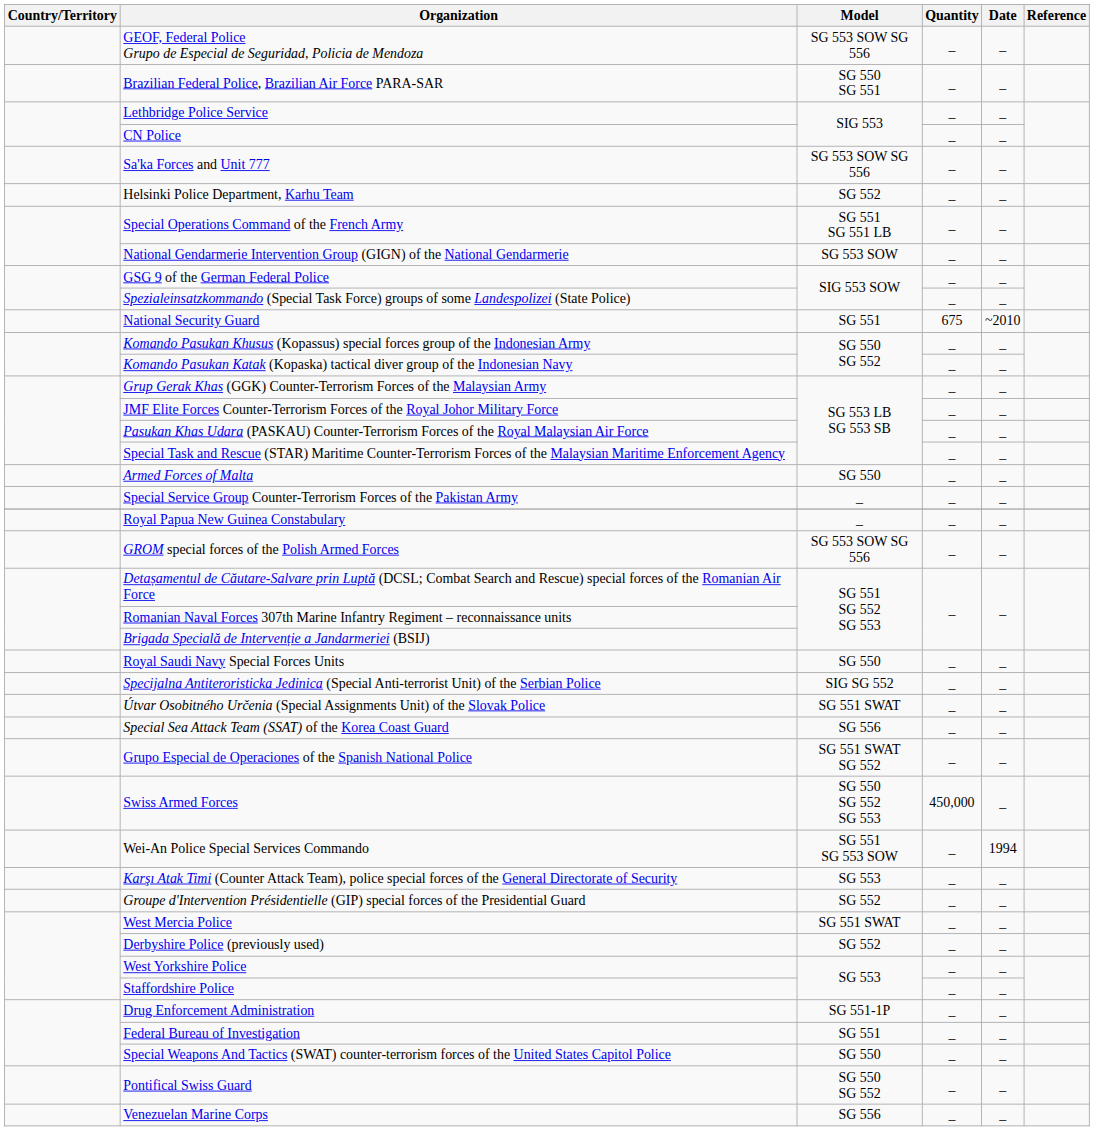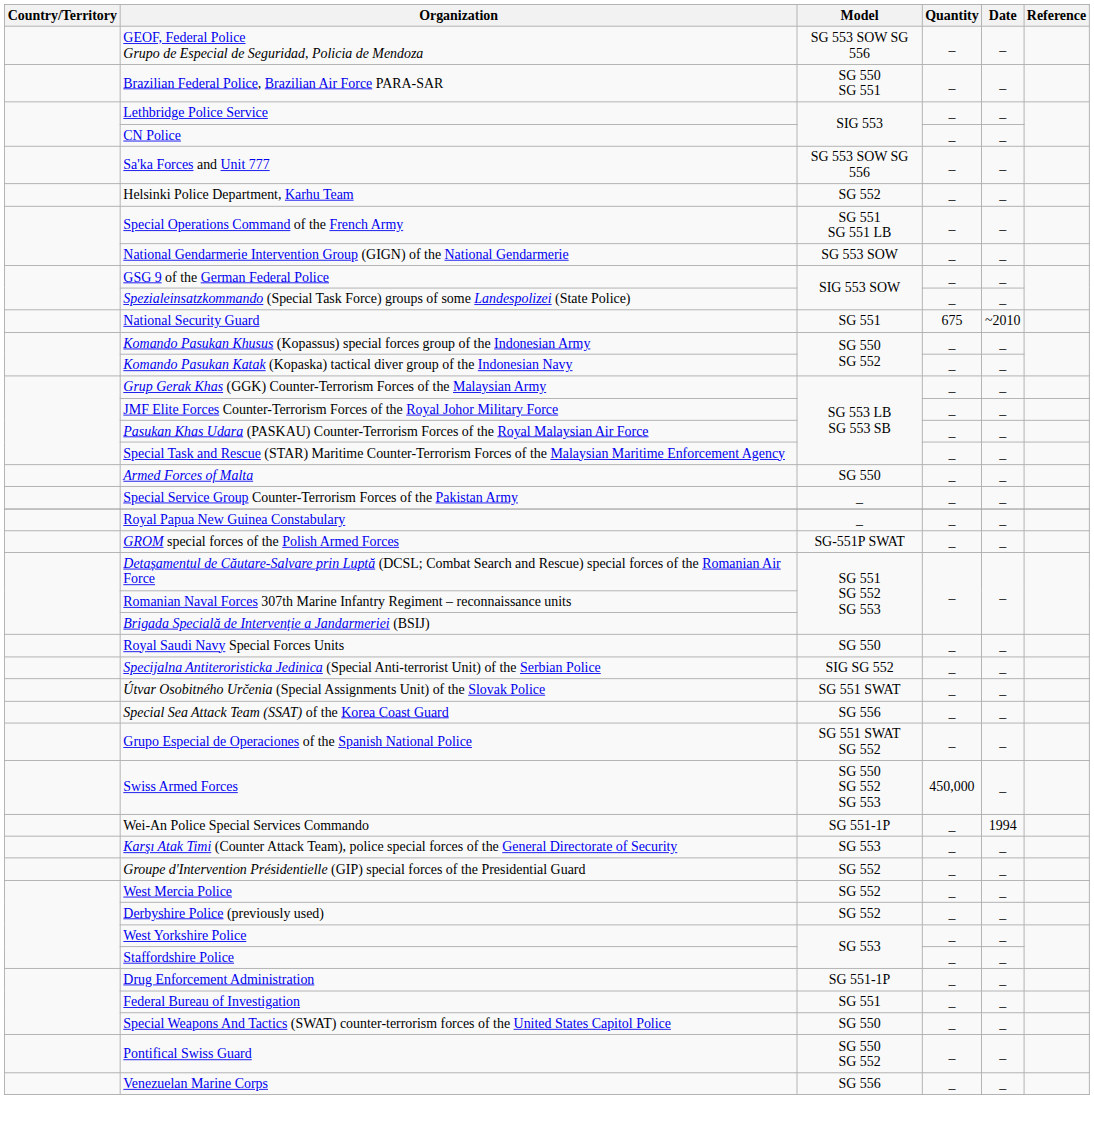(860, 549) SG 553 SOW SG 556 -> (860, 541) SG-551P SWAT
(860, 848) SG 551 SG 553 SOW -> (860, 825) SG 551-1P
(860, 922) SG 551 SWAT -> (860, 891) SG 552
